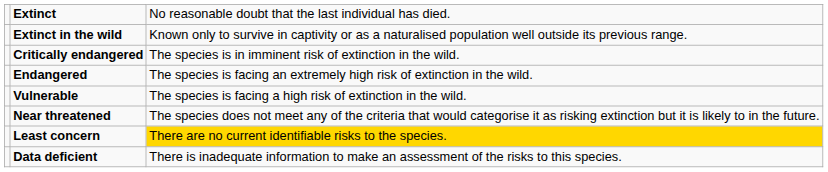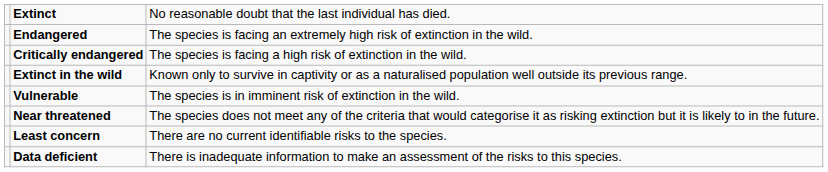rows swapped: (68, 34) <-> (50, 75)
(304, 55) The species is in imminent risk of extinction in the wild. -> (308, 55) The species is facing a high risk of extinction in the wild.
(308, 95) The species is facing a high risk of extinction in the wild. -> (304, 95) The species is in imminent risk of extinction in the wild.
(298, 136) gold background -> (298, 136) no background
